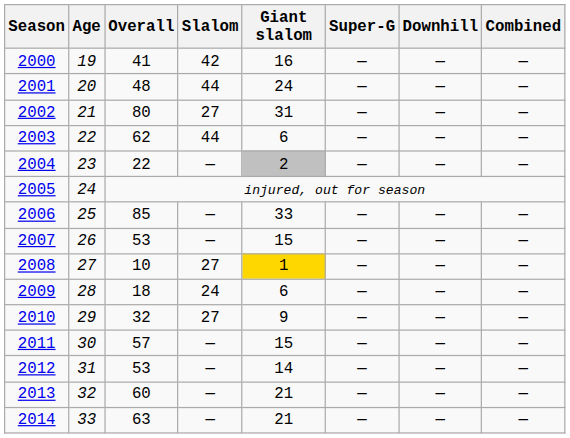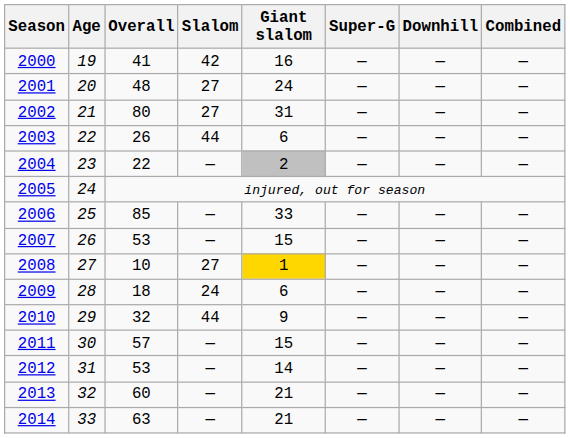(210, 87) 44 -> (210, 87) 27
(141, 138) 62 -> (141, 138) 26
(210, 318) 27 -> (210, 318) 44
